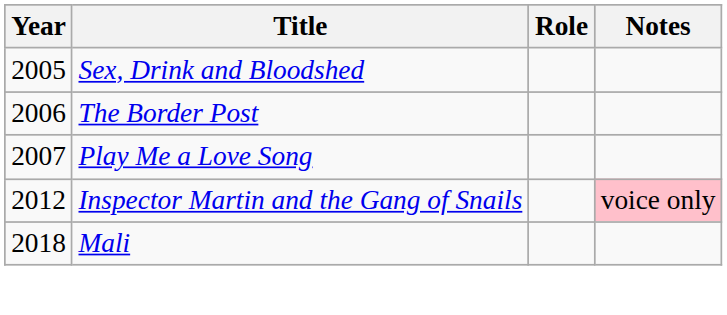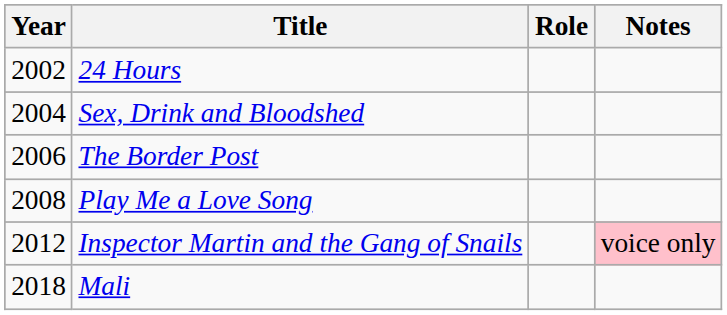+ row: (130, 69)
(39, 69) 2005 -> (39, 112) 2004
(39, 156) 2007 -> (39, 199) 2008
